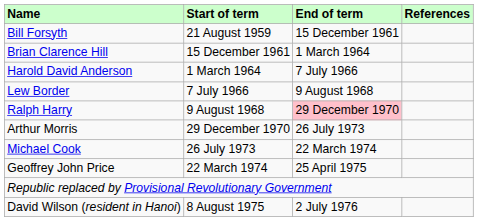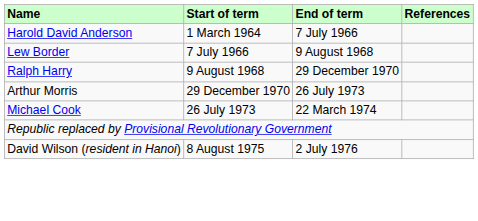- row: (37, 33)
- row: (58, 52)
(347, 110) pink background -> (347, 71) no background
- row: (61, 168)
